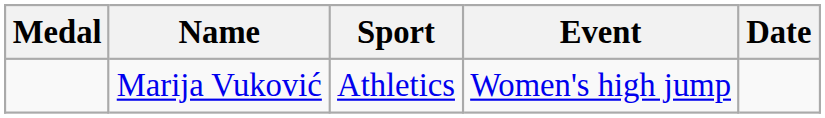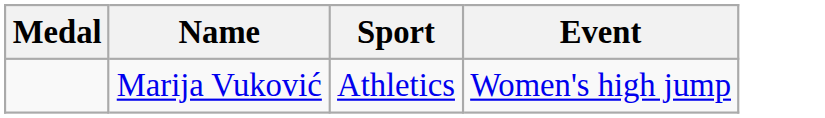- column: (779, 31)
